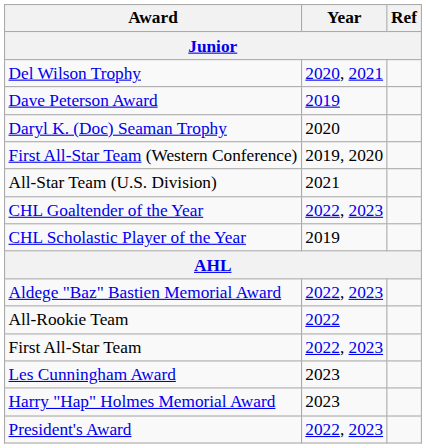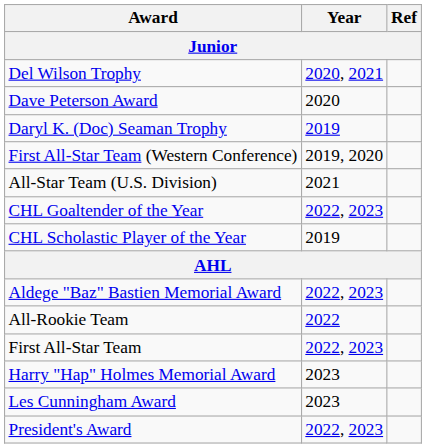(323, 100) 2019 -> (323, 100) 2020
(323, 127) 2020 -> (323, 127) 2019
rows swapped: (142, 401) <-> (92, 374)
